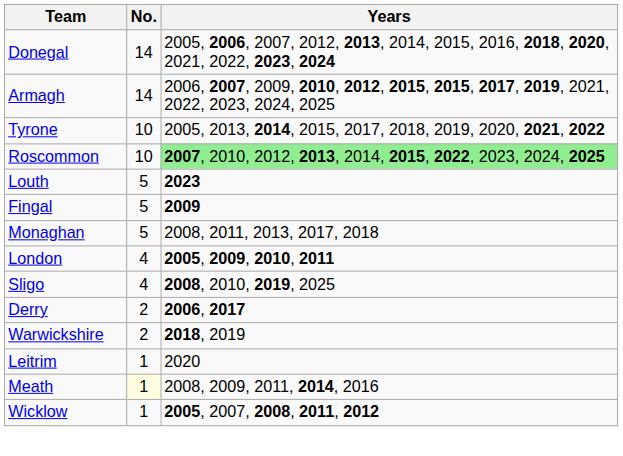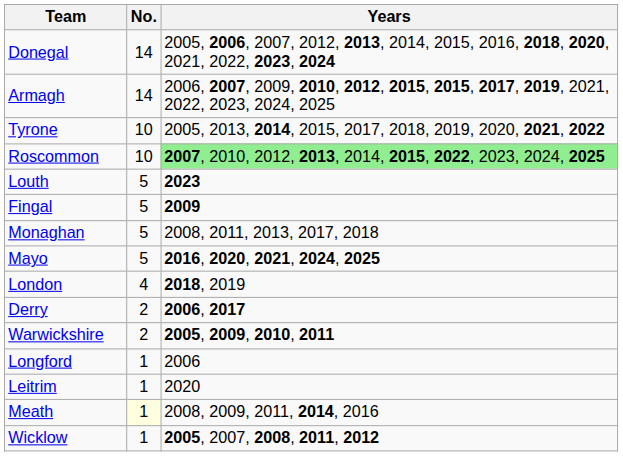+ row: (28, 258)
(249, 258) 2005, 2009, 2010, 2011 -> (205, 284) 2018, 2019
- row: (26, 284)
(205, 335) 2018, 2019 -> (249, 335) 2005, 2009, 2010, 2011
+ row: (40, 361)
